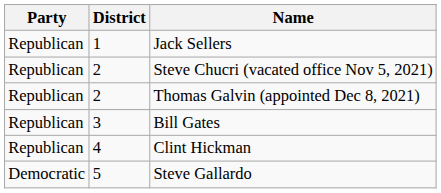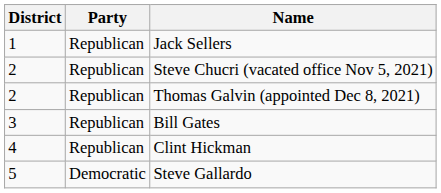columns swapped: (47, 17) <-> (119, 17)
